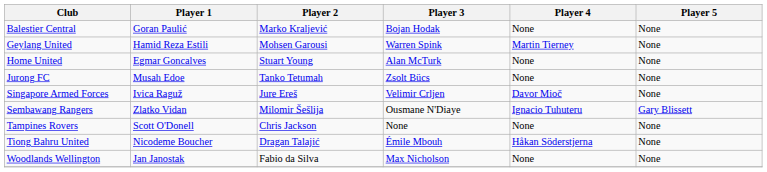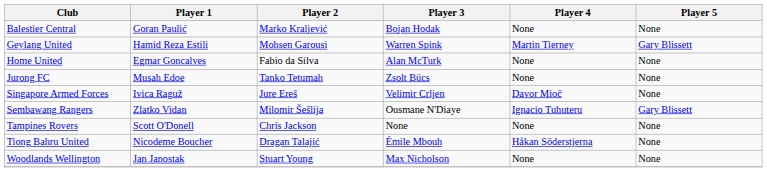(649, 45) None -> (665, 45) Gary Blissett
(286, 61) Stuart Young -> (289, 61) Fabio da Silva
(289, 158) Fabio da Silva -> (286, 158) Stuart Young
